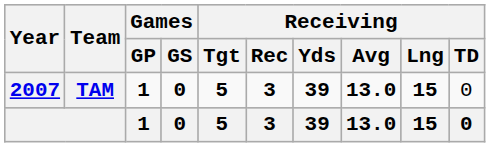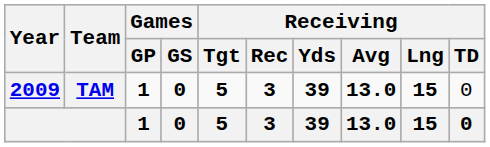(35, 90) 2007 -> (35, 90) 2009
